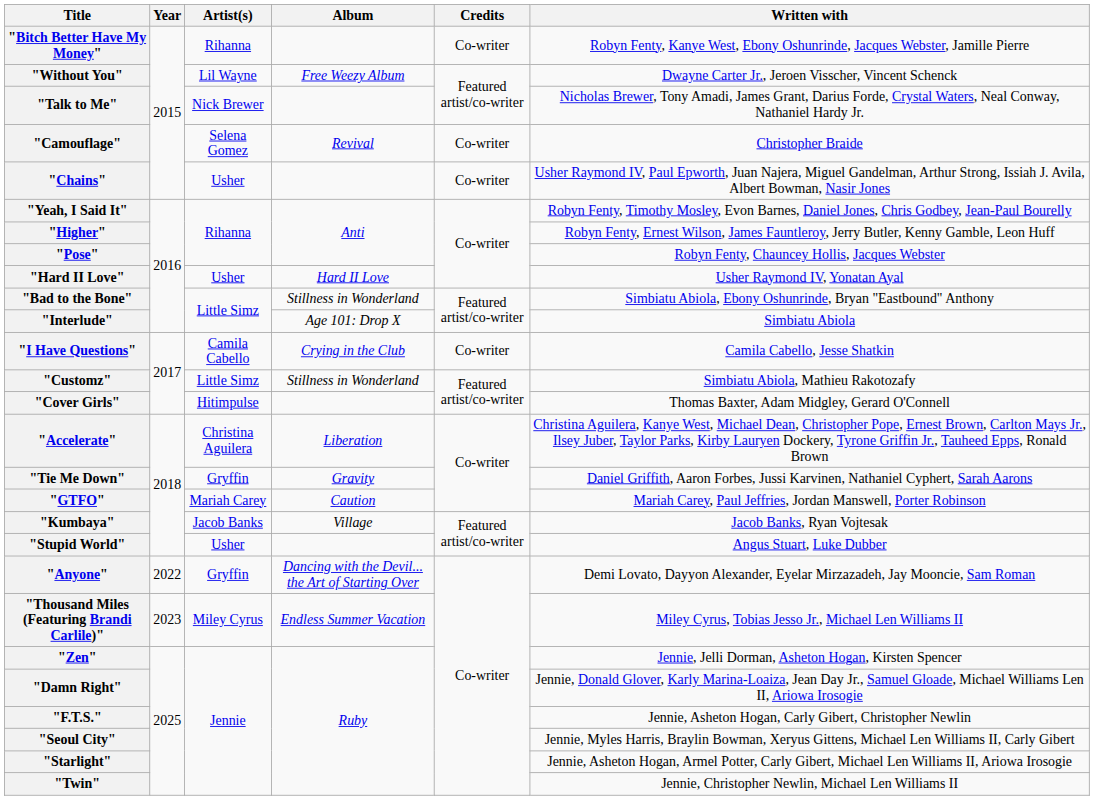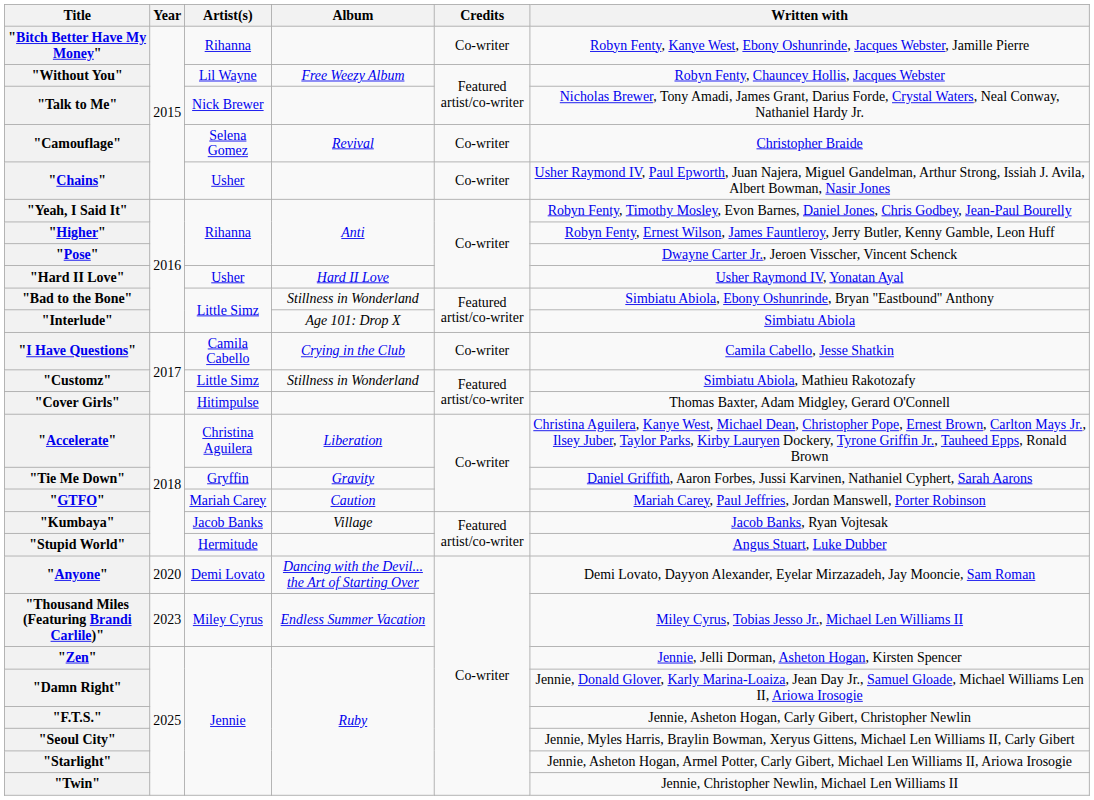(810, 75) Dwayne Carter Jr., Jeroen Visscher, Vincent Schenck -> (810, 75) Robyn Fenty, Chauncey Hollis, Jacques Webster
(810, 254) Robyn Fenty, Chauncey Hollis, Jacques Webster -> (810, 254) Dwayne Carter Jr., Jeroen Visscher, Vincent Schenck
(228, 544) Usher -> (228, 544) Hermitude
(167, 574) 2022 -> (167, 574) 2020
(228, 574) Gryffin -> (228, 574) Demi Lovato
